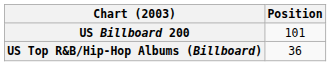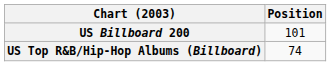(295, 51) 36 -> (295, 51) 74
